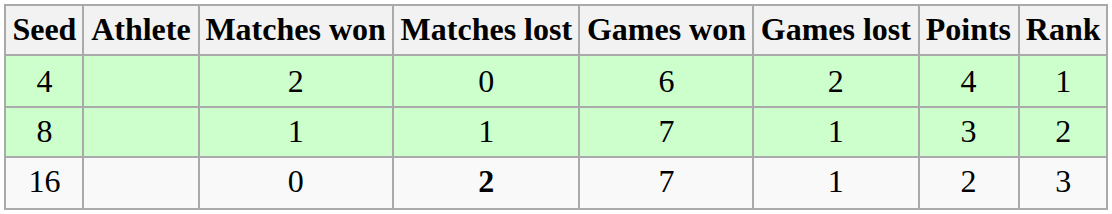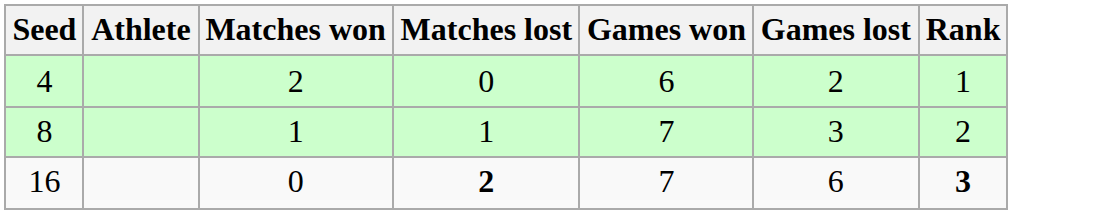- column: (968, 29)
(836, 131) 1 -> (836, 131) 3
(836, 182) 1 -> (836, 182) 6
(1063, 182) normal -> (963, 182) bold
